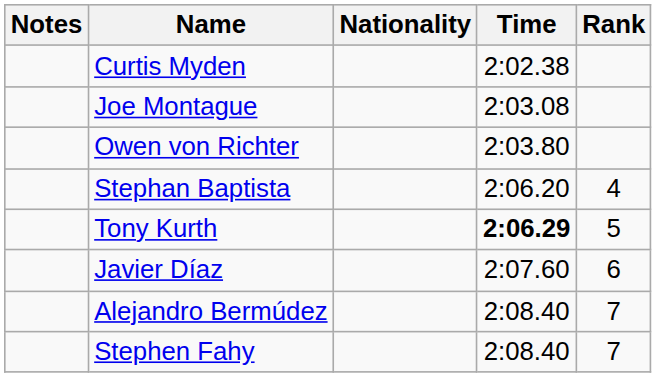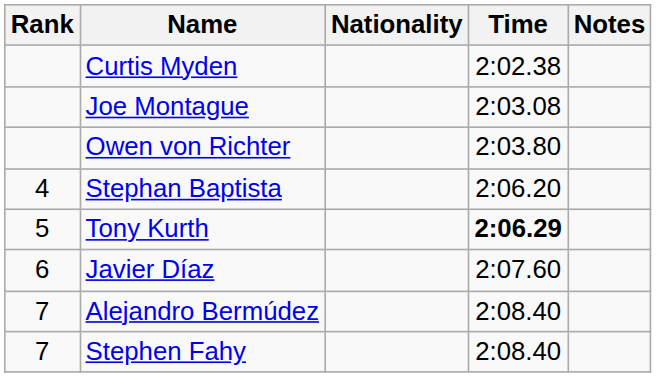columns swapped: (614, 24) <-> (47, 24)
